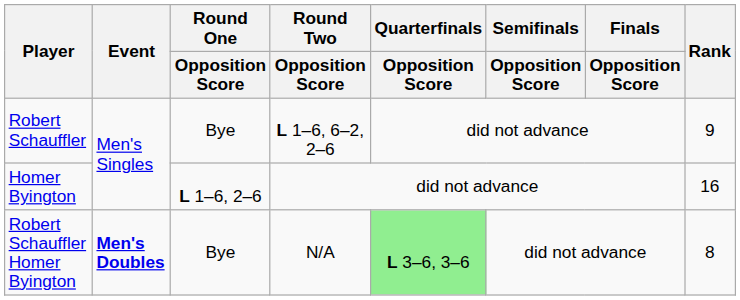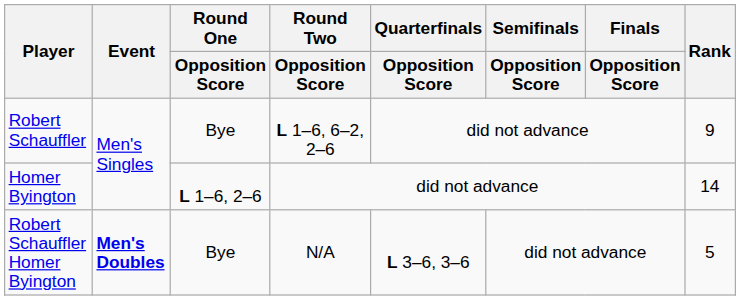(710, 187) 16 -> (710, 187) 14
(428, 262) lightgreen background -> (428, 262) no background
(710, 253) 8 -> (710, 253) 5
